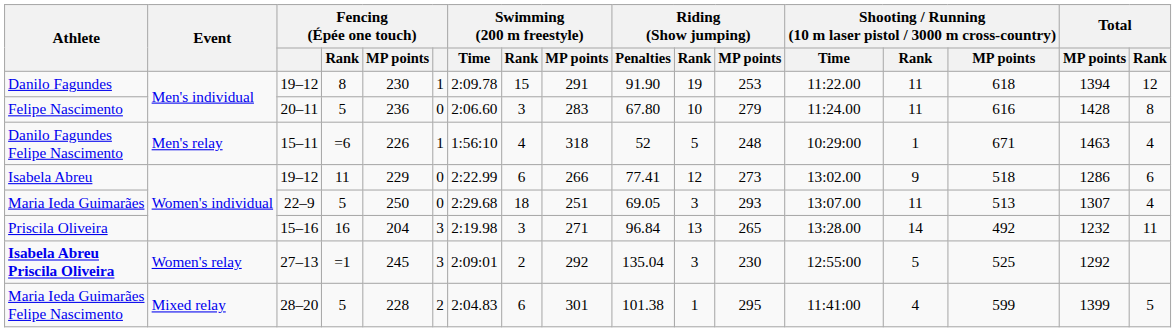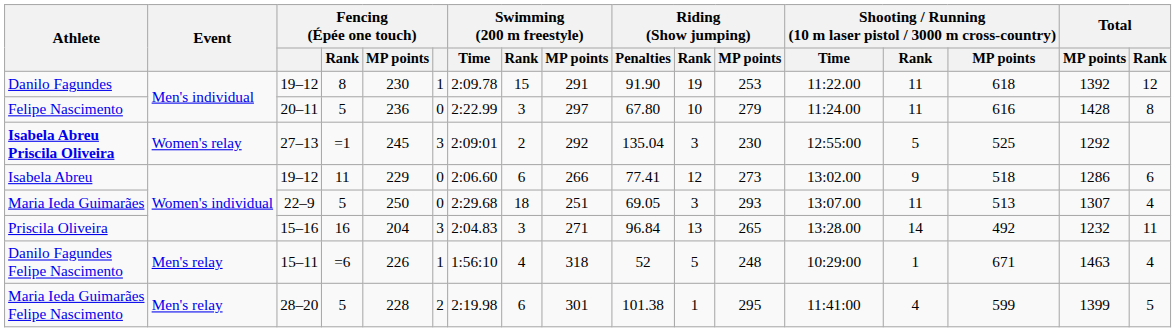(1095, 84) 1394 -> (1095, 84) 1392
(474, 109) 2:06.60 -> (474, 109) 2:22.99
(577, 109) 283 -> (577, 109) 297
rows swapped: (66, 143) <-> (61, 262)
(474, 178) 2:22.99 -> (474, 178) 2:06.60
(474, 228) 2:19.98 -> (474, 228) 2:04.83
(189, 305) Mixed relay -> (187, 305) Men's relay
(474, 305) 2:04.83 -> (474, 305) 2:19.98
